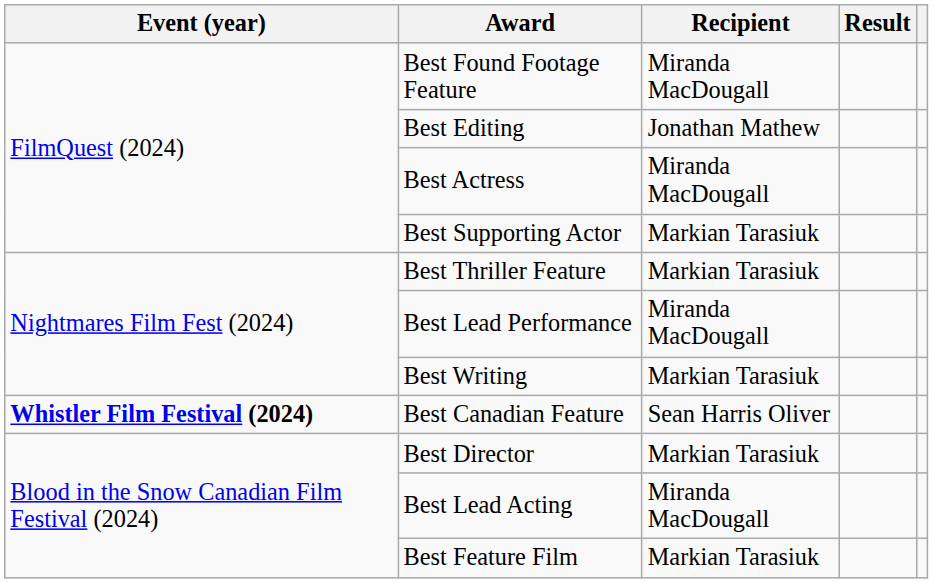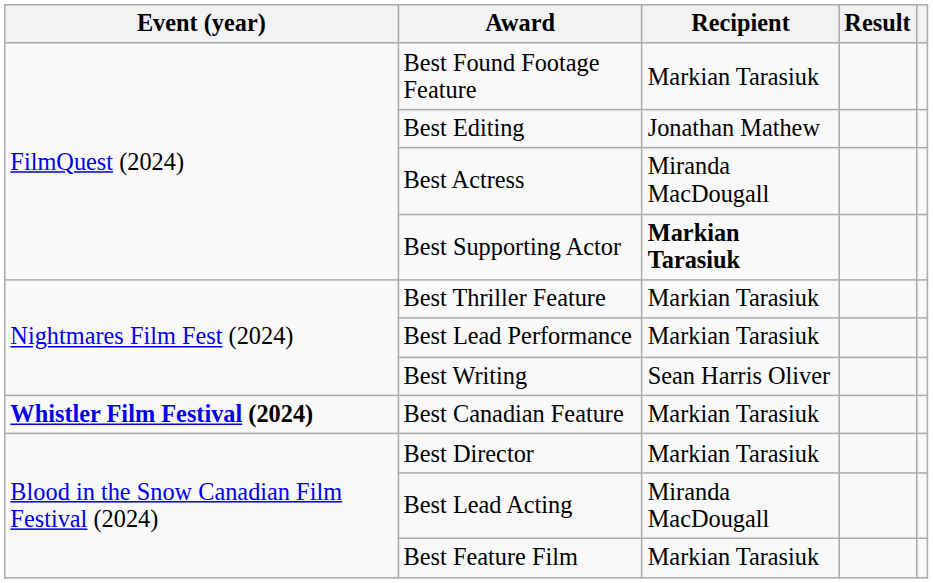(709, 76) Miranda MacDougall -> (733, 76) Markian Tarasiuk
(733, 232) normal -> (694, 246) bold
(709, 323) Miranda MacDougall -> (733, 337) Markian Tarasiuk
(733, 375) Markian Tarasiuk -> (739, 375) Sean Harris Oliver
(739, 414) Sean Harris Oliver -> (733, 414) Markian Tarasiuk
